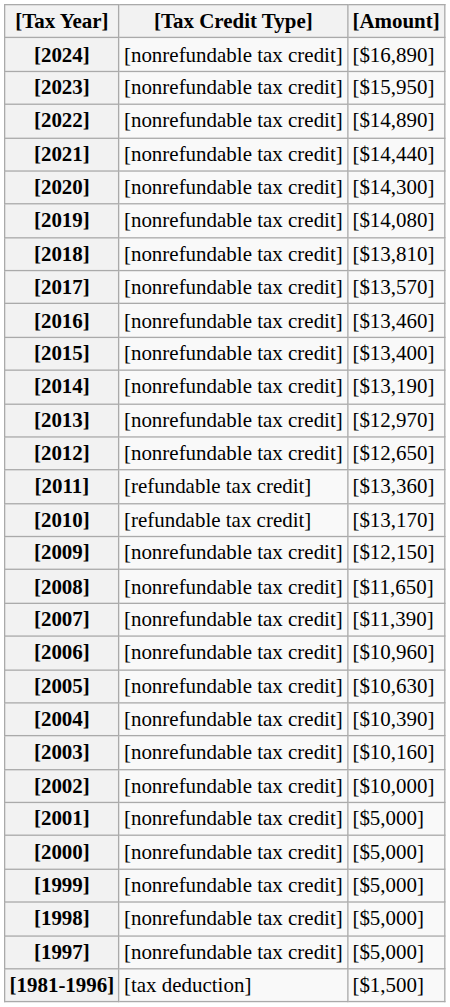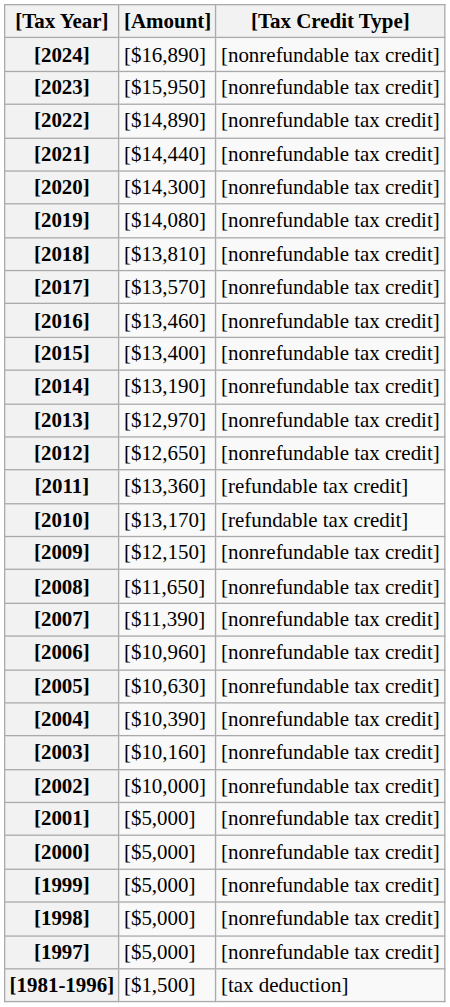columns swapped: (233, 21) <-> (396, 21)
